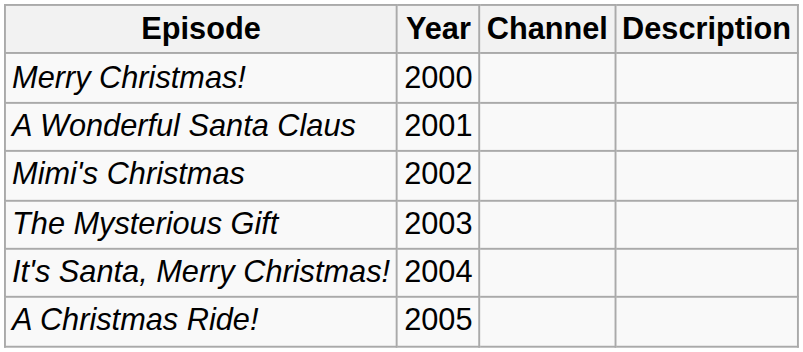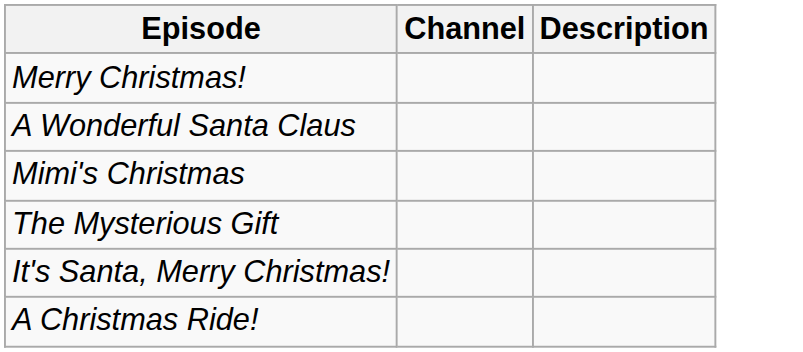- column: (438, 28)
